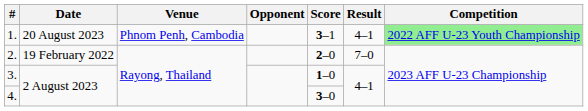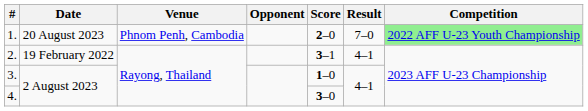(326, 34) 3–1 -> (326, 34) 2–0
(364, 34) 4–1 -> (364, 34) 7–0
(326, 55) 2–0 -> (326, 55) 3–1
(364, 55) 7–0 -> (364, 55) 4–1
